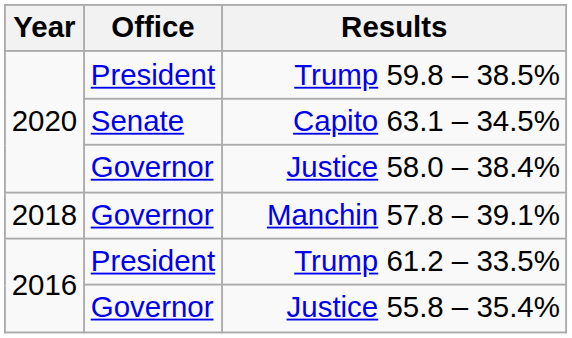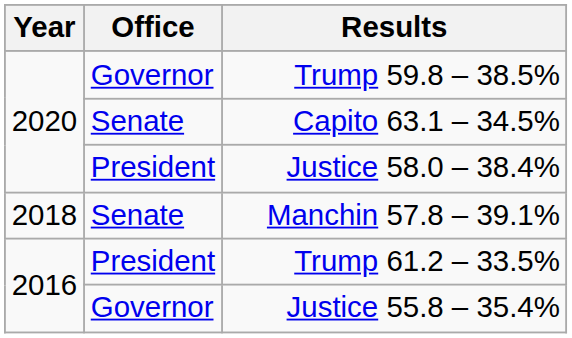(153, 74) President -> (152, 74) Governor
(152, 167) Governor -> (153, 167) President
(152, 214) Governor -> (137, 214) Senate
